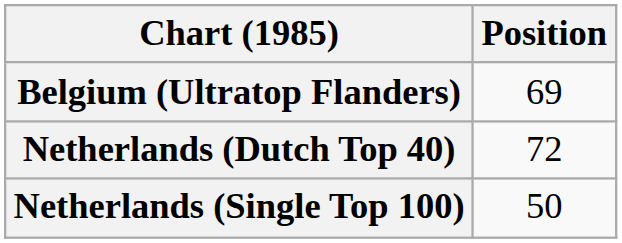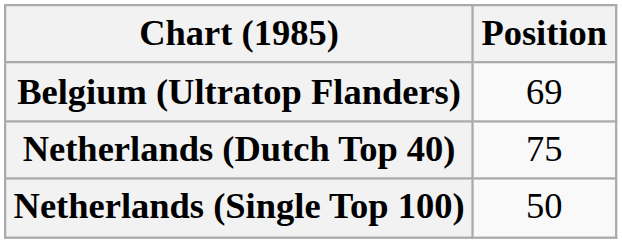(544, 149) 72 -> (544, 149) 75
